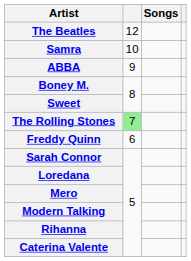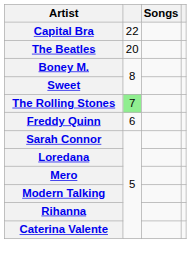+ row: (64, 31)
(132, 31) 12 -> (132, 49) 20
- row: (64, 49)
- row: (64, 67)
